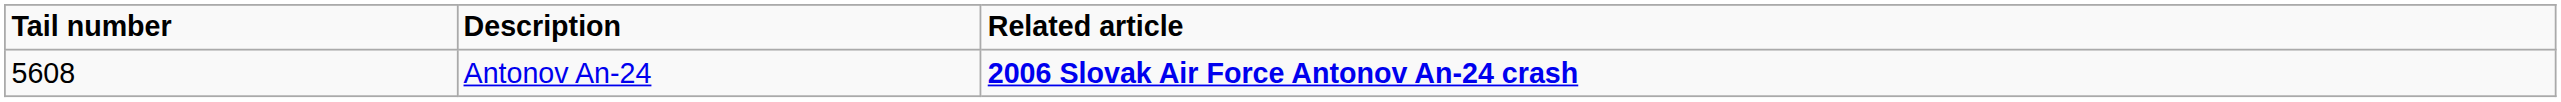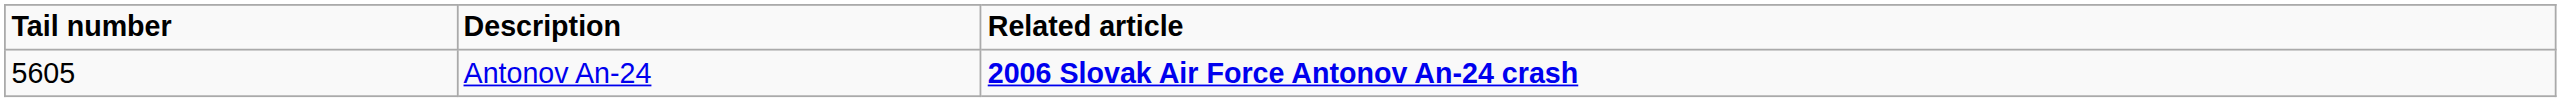(43, 72) 5608 -> (43, 72) 5605
